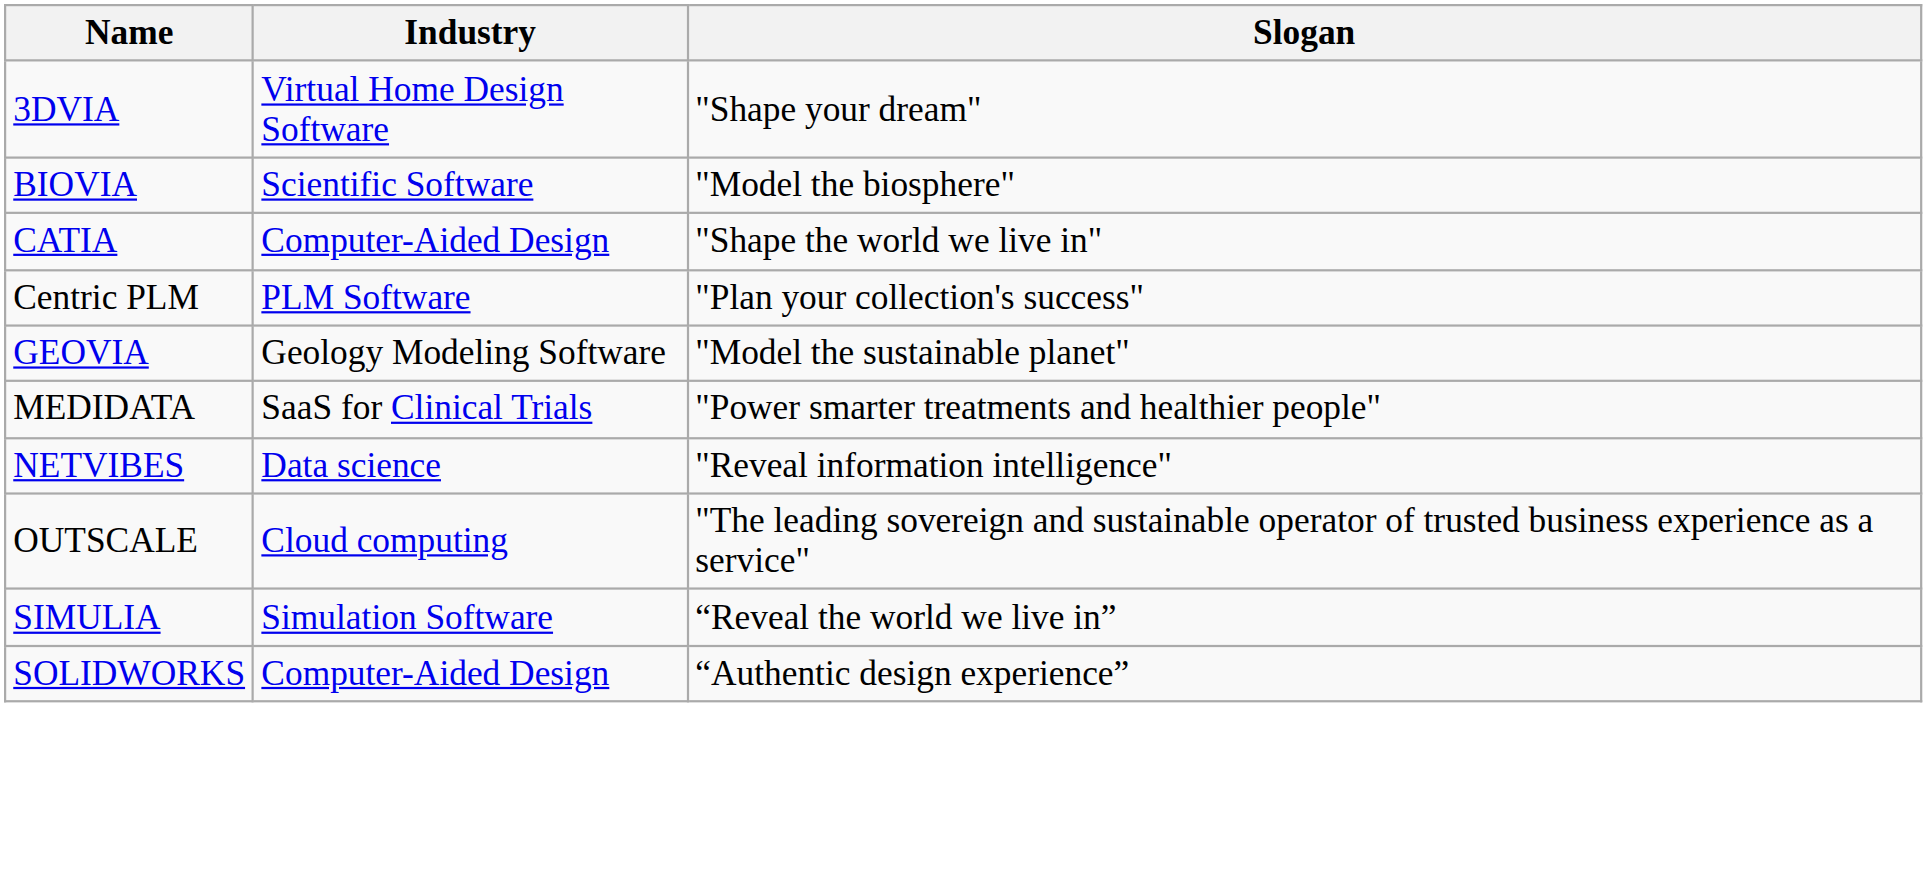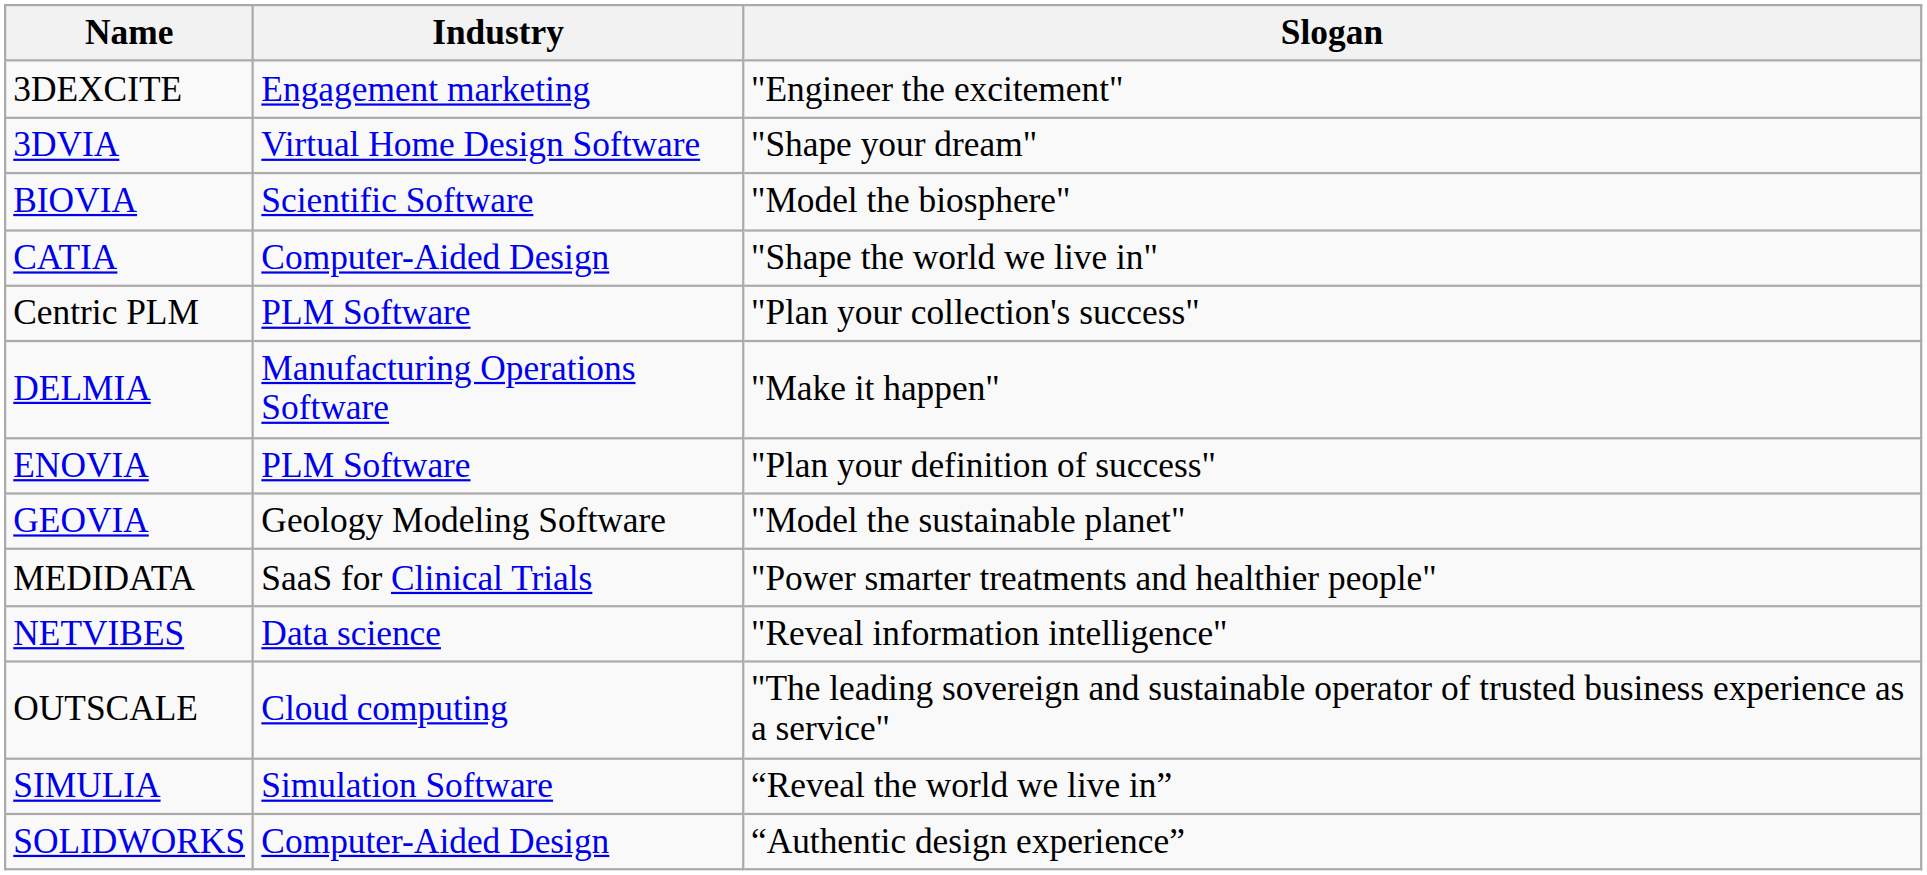+ row: (98, 88)
+ row: (82, 388)
+ row: (81, 464)
